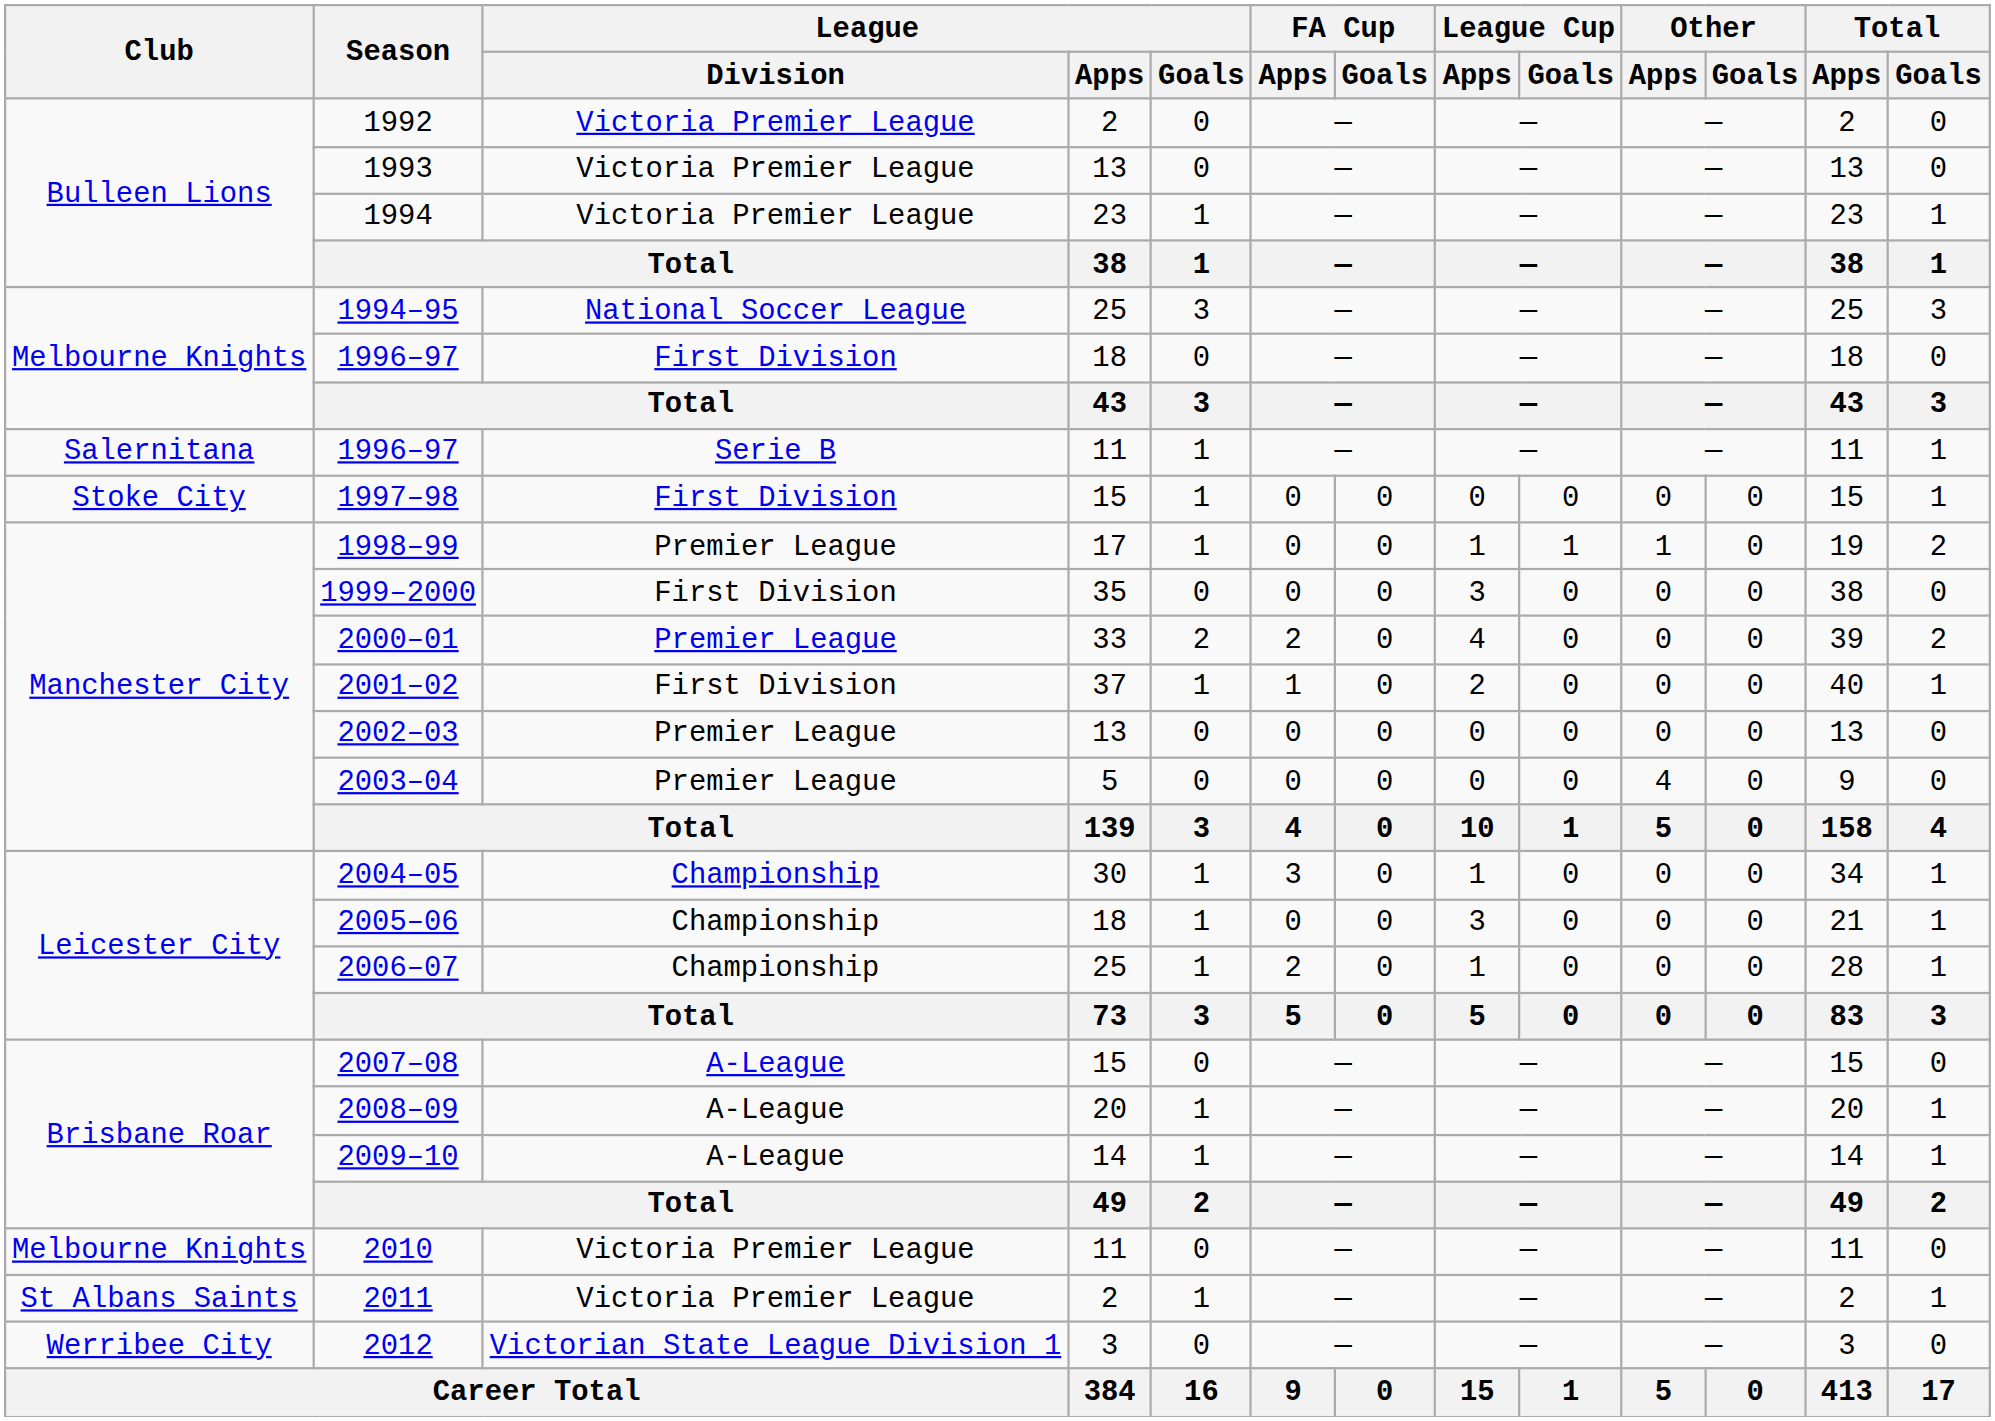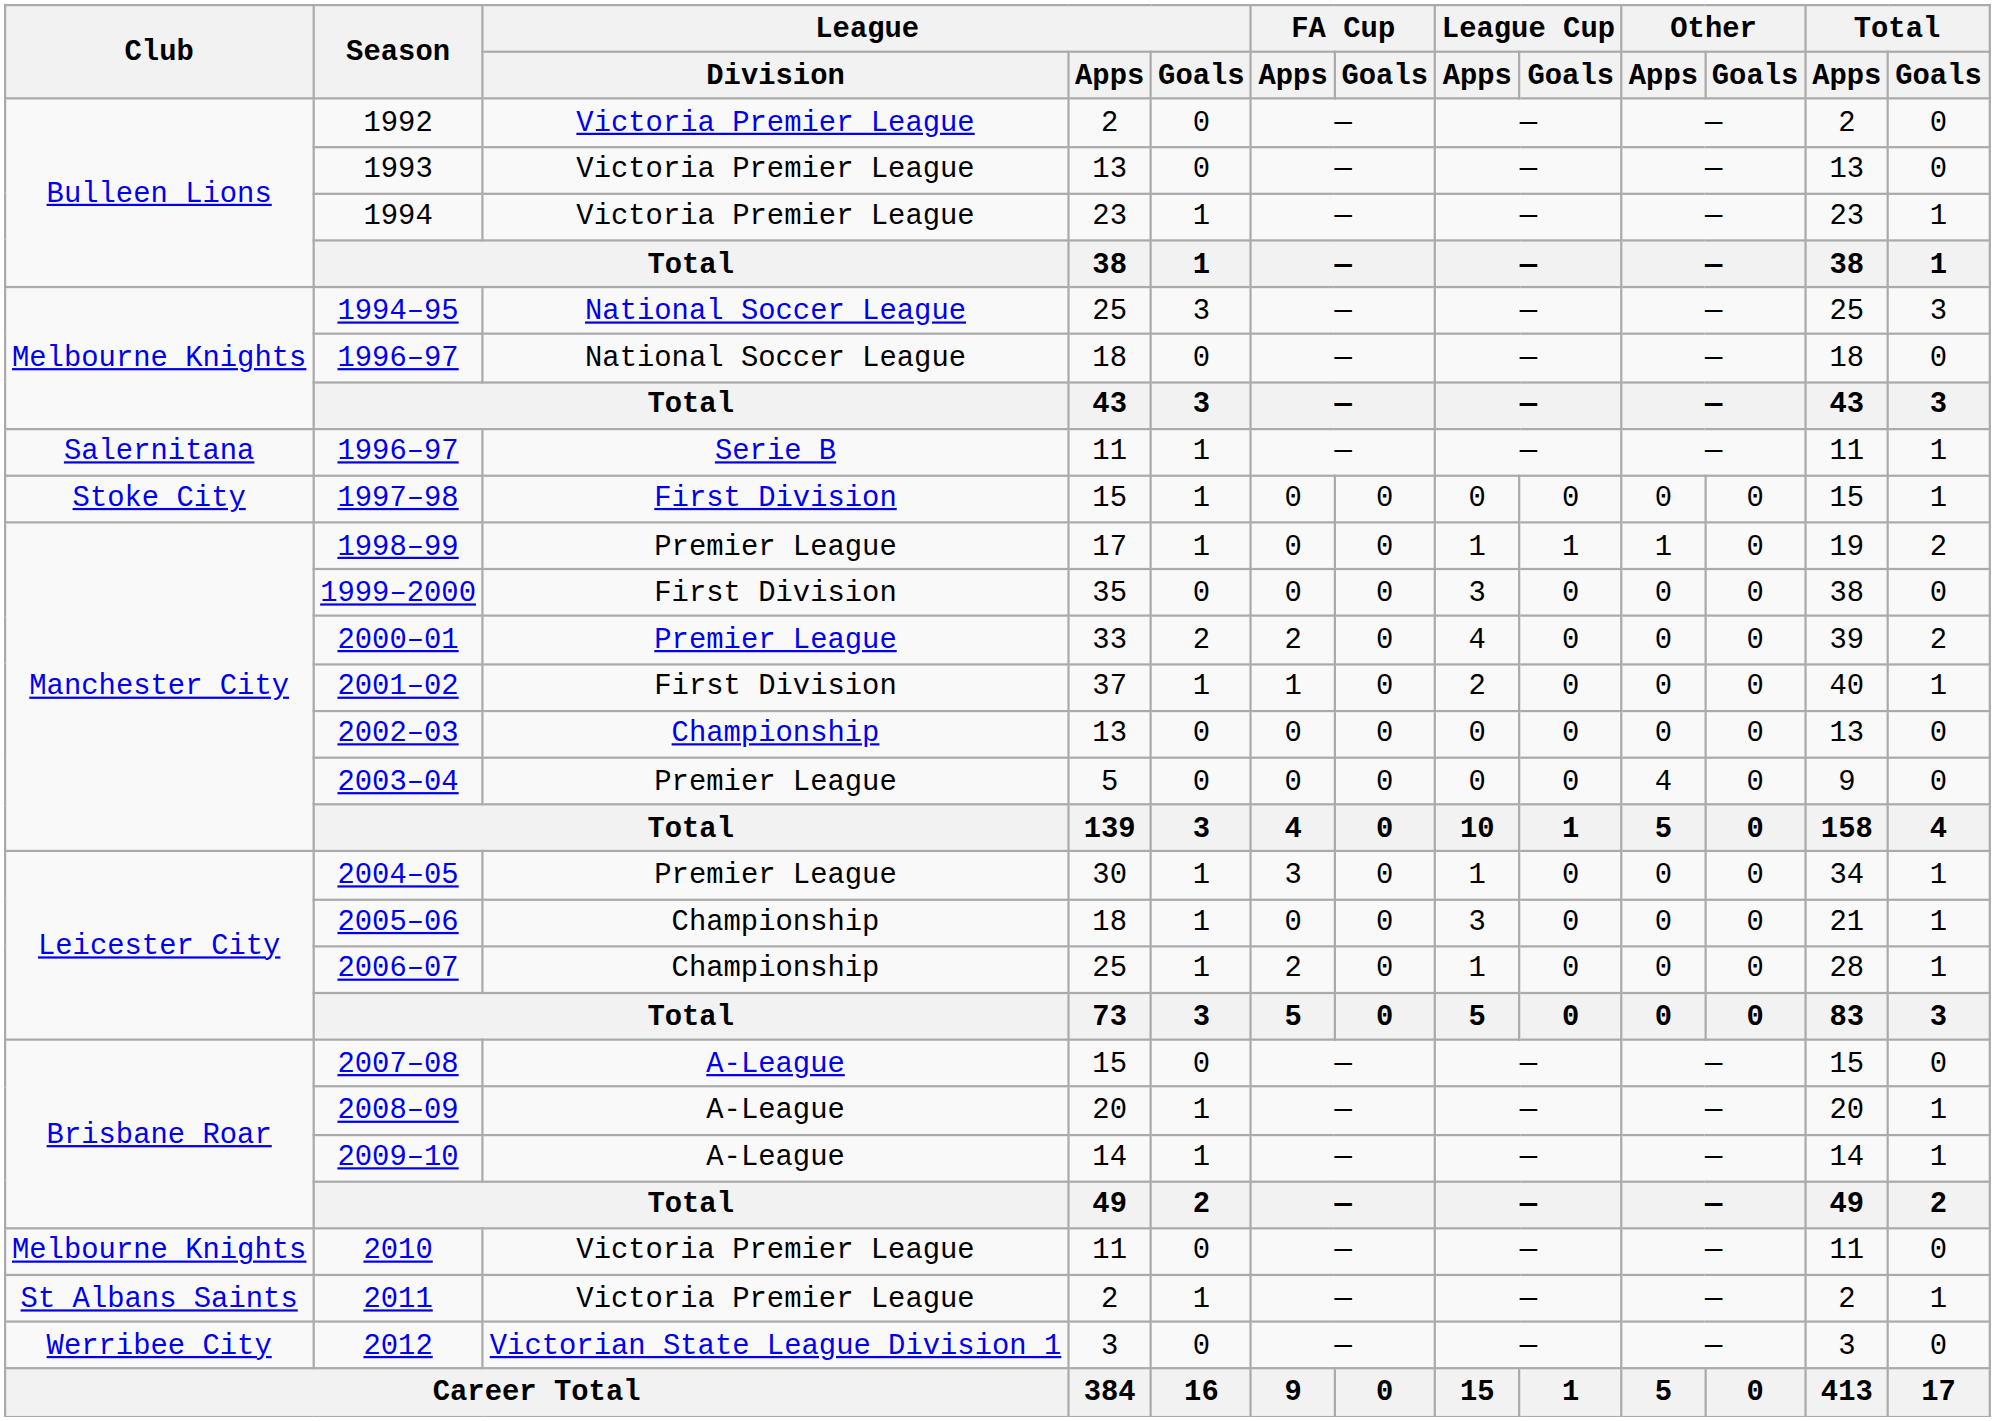(776, 358) First Division -> (776, 358) National Soccer League
(776, 734) Premier League -> (776, 734) Championship
(776, 875) Championship -> (776, 875) Premier League
